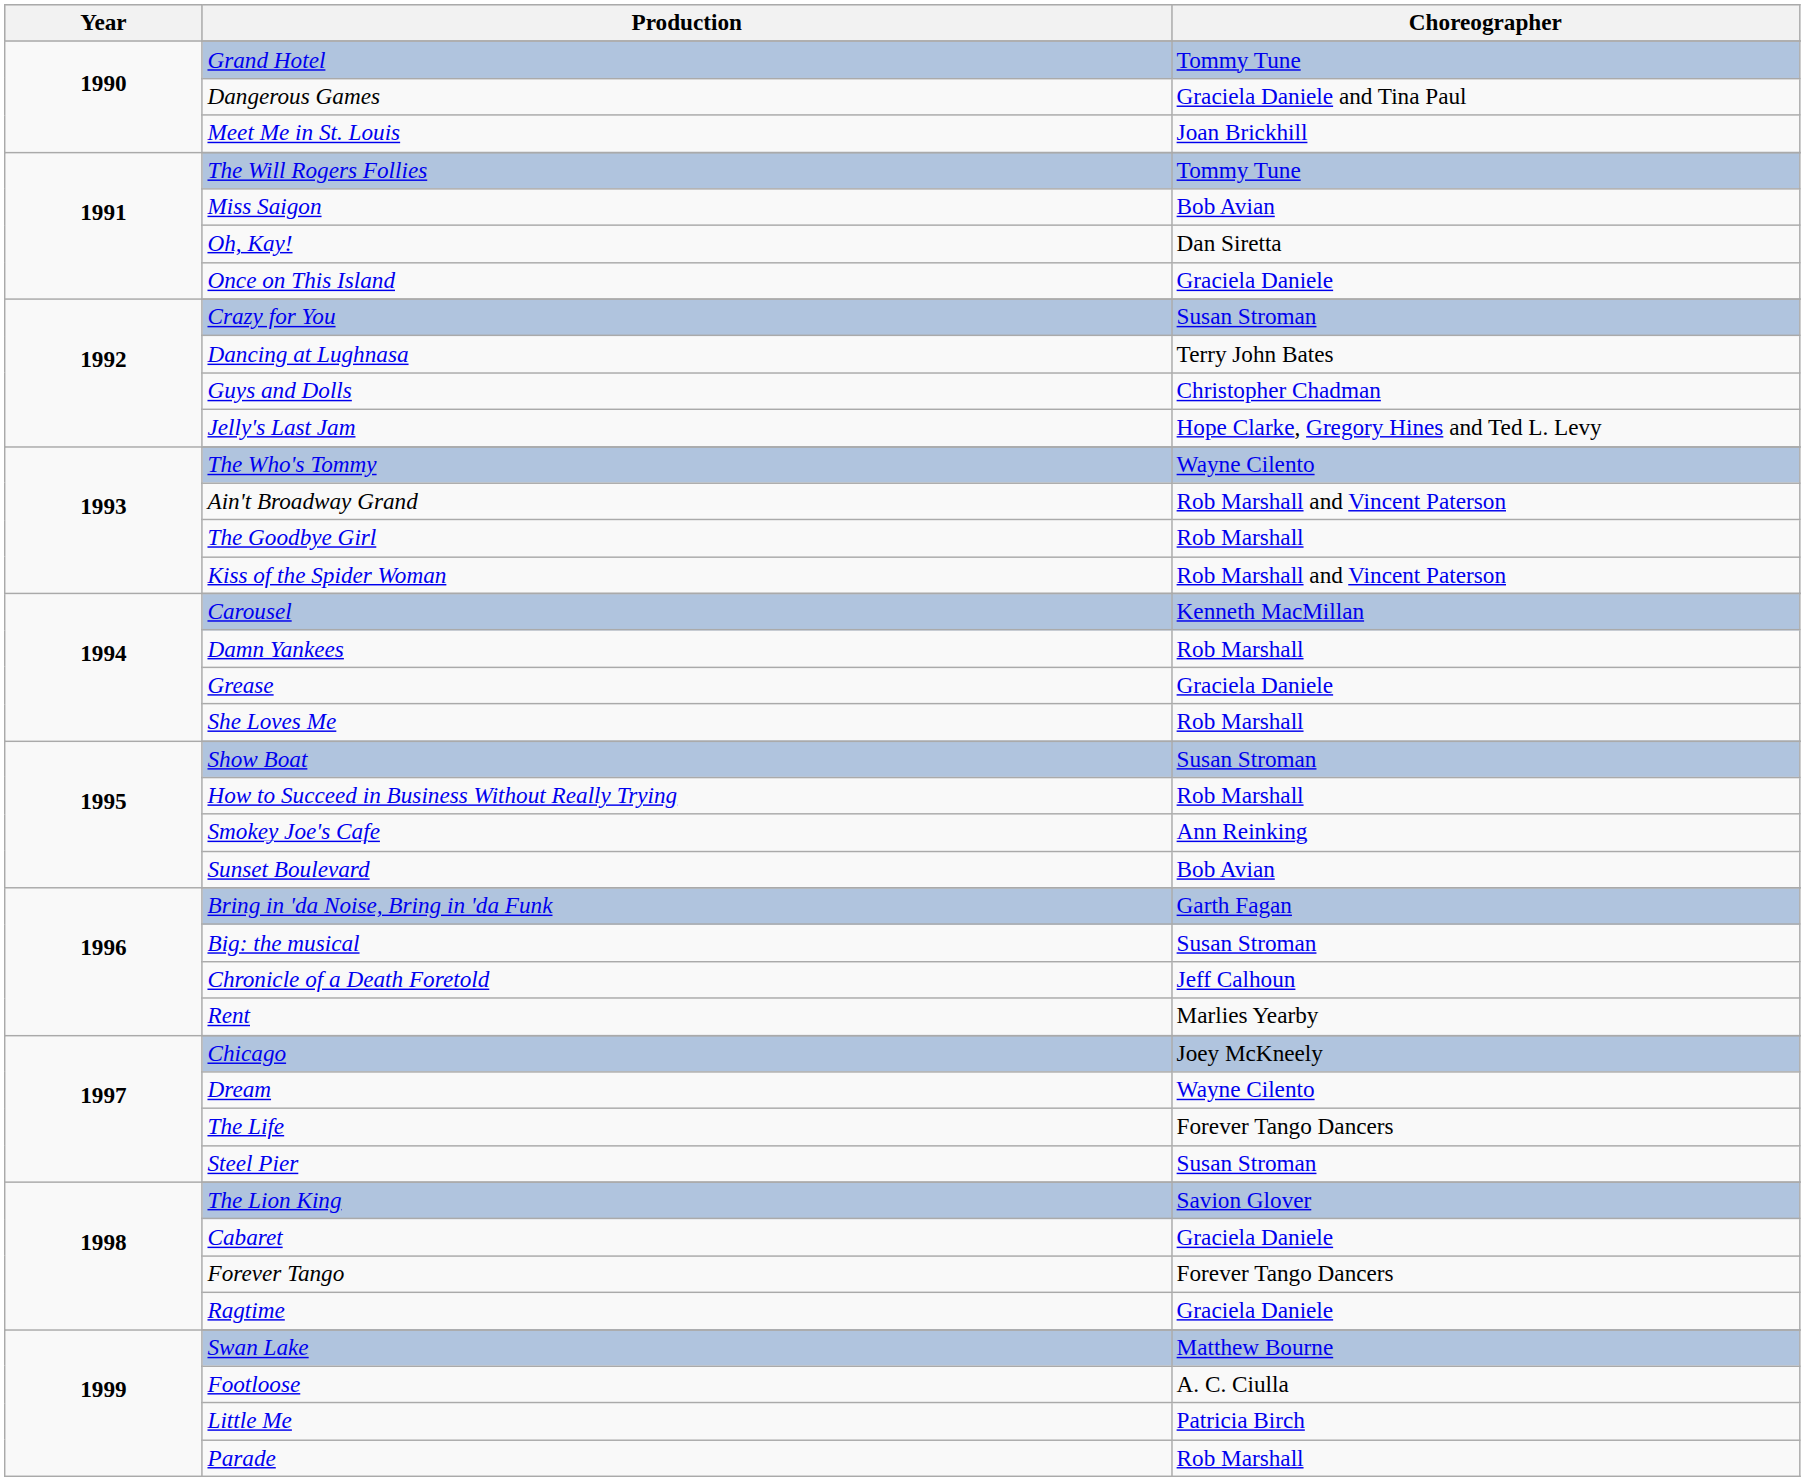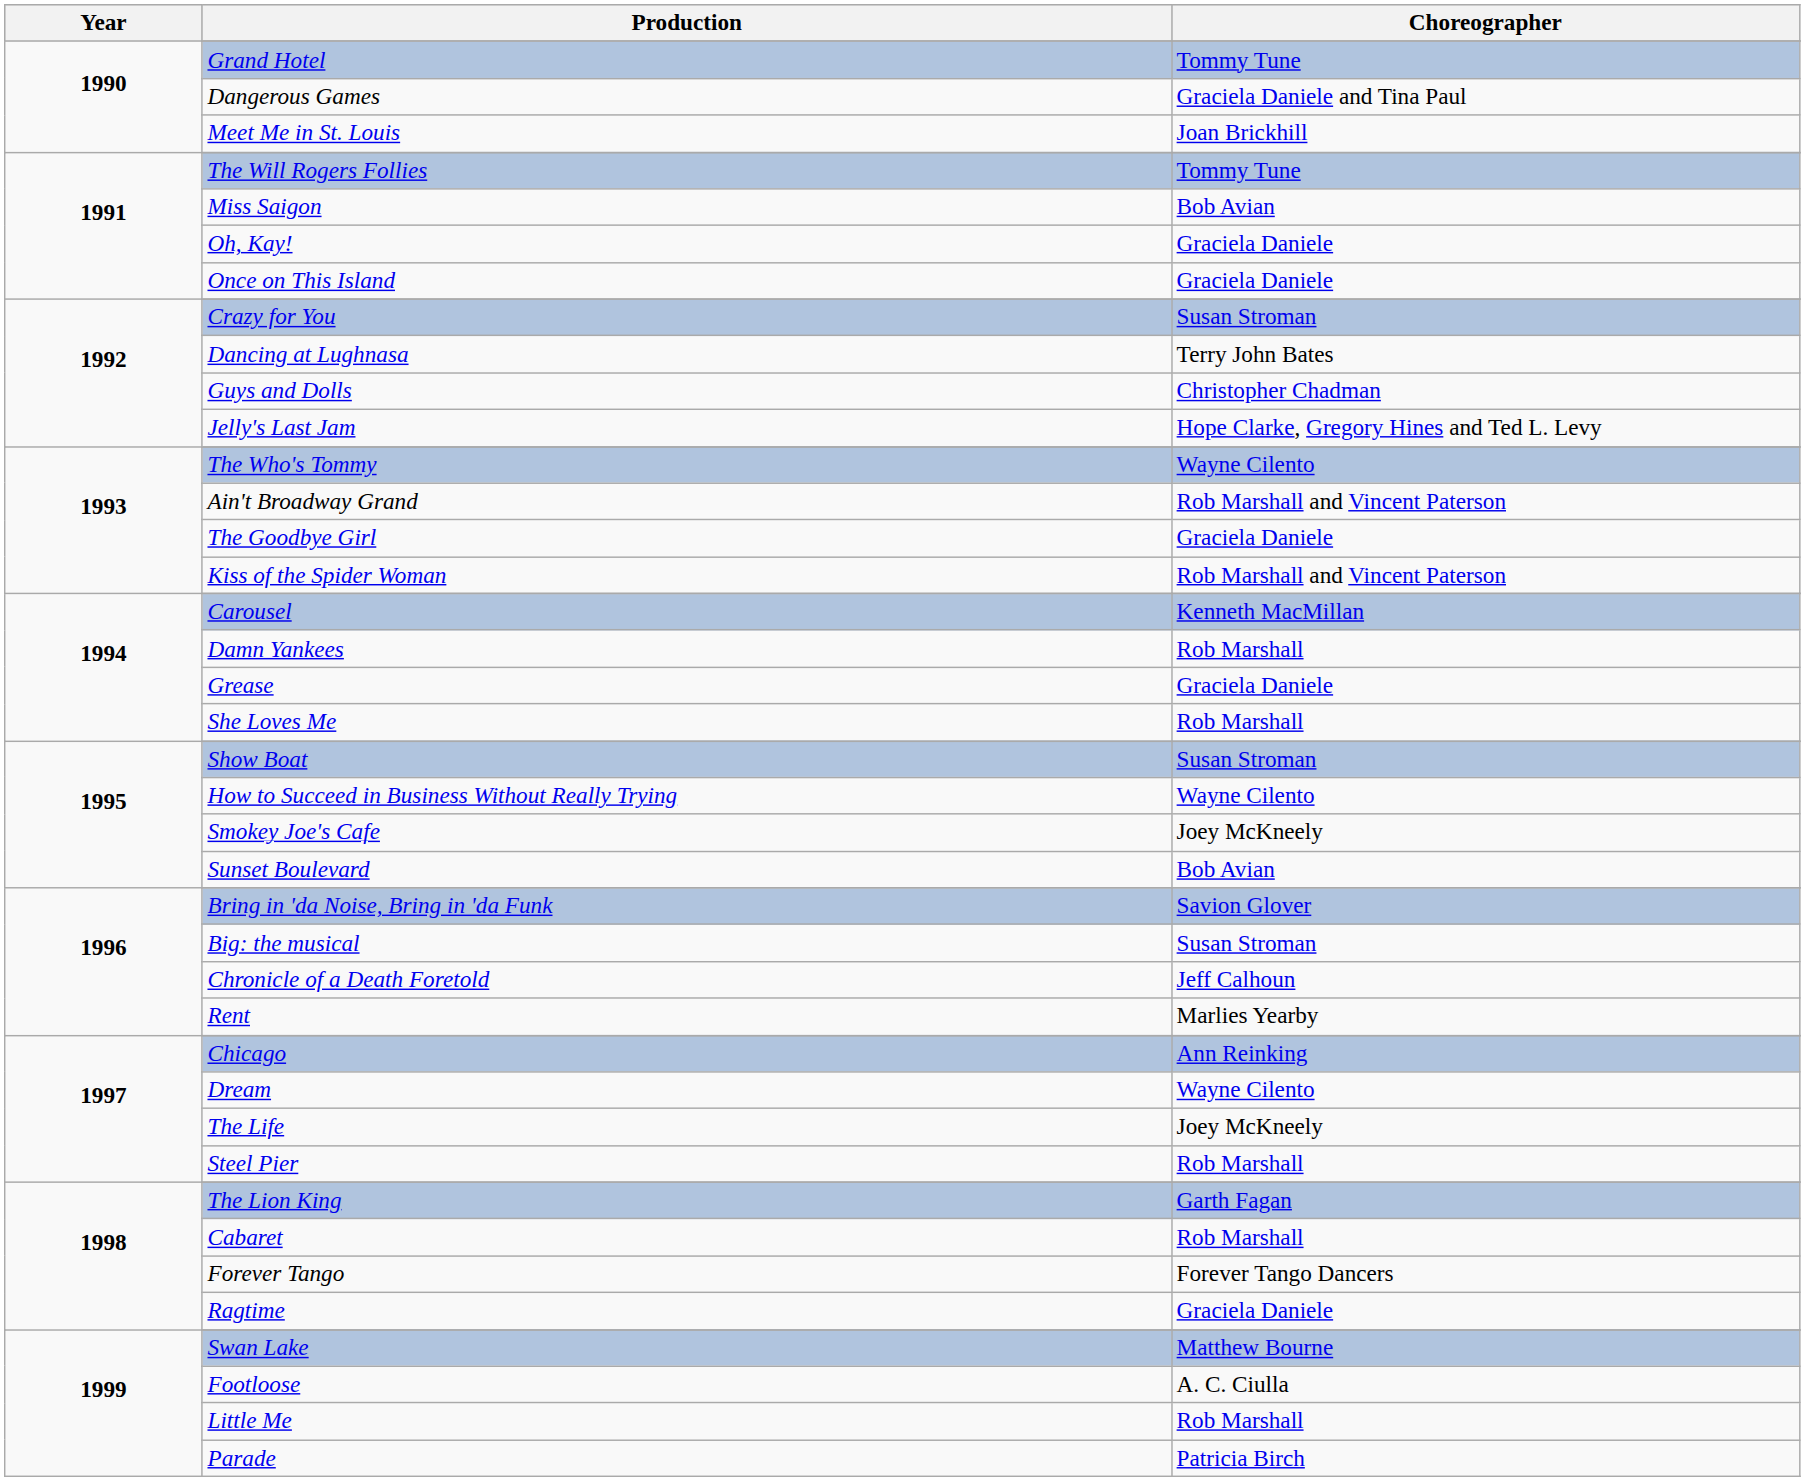(1229, 243) Dan Siretta -> (1255, 243) Graciela Daniele
(1240, 538) Rob Marshall -> (1255, 538) Graciela Daniele
(1240, 795) Rob Marshall -> (1246, 795) Wayne Cilento
(1242, 832) Ann Reinking -> (1250, 832) Joey McKneely
(1234, 905) Garth Fagan -> (1244, 905) Savion Glover
(1250, 1053) Joey McKneely -> (1242, 1053) Ann Reinking
(1285, 1126) Forever Tango Dancers -> (1250, 1126) Joey McKneely
(1247, 1163) Susan Stroman -> (1240, 1163) Rob Marshall
(1244, 1200) Savion Glover -> (1234, 1200) Garth Fagan
(1255, 1237) Graciela Daniele -> (1240, 1237) Rob Marshall
(1241, 1421) Patricia Birch -> (1240, 1421) Rob Marshall
(1240, 1457) Rob Marshall -> (1241, 1457) Patricia Birch
